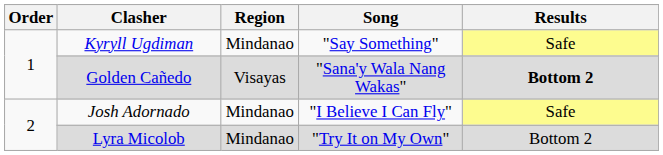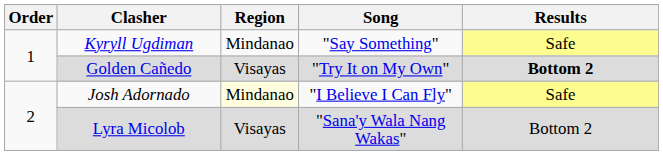(381, 77) "Sana'y Wala Nang Wakas" -> (381, 69) "Try It on My Own"
(260, 112) no background -> (260, 94) lightyellow background
(260, 138) Mindanao -> (260, 129) Visayas
(381, 138) "Try It on My Own" -> (381, 129) "Sana'y Wala Nang Wakas"
